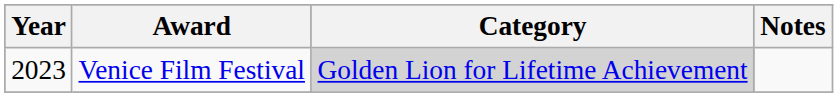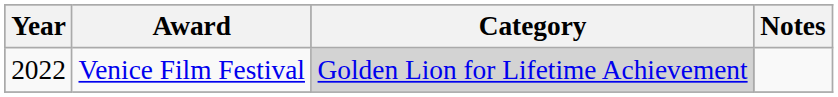(39, 69) 2023 -> (39, 69) 2022
